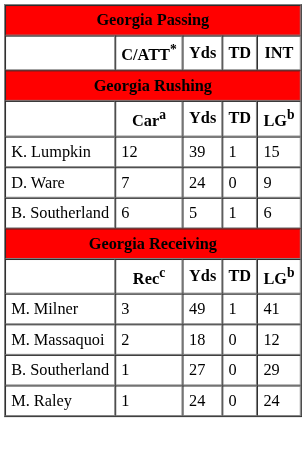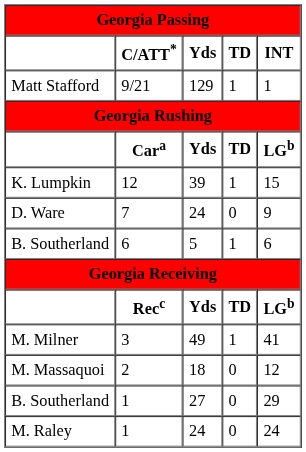+ row: (55, 85)
